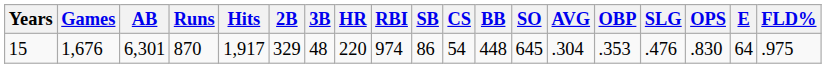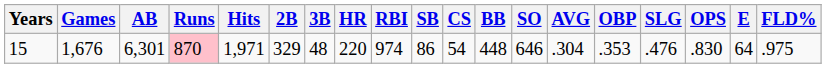(188, 48) no background -> (188, 48) pink background
(244, 48) 1,917 -> (244, 48) 1,971
(529, 48) 645 -> (529, 48) 646
